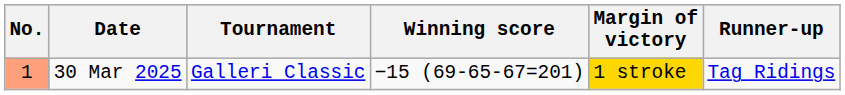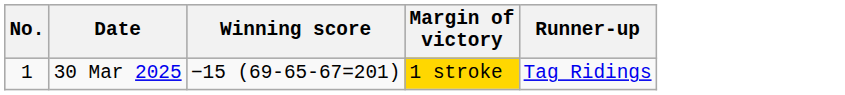- column: (278, 32)
(27, 74) lightsalmon background -> (27, 74) no background
